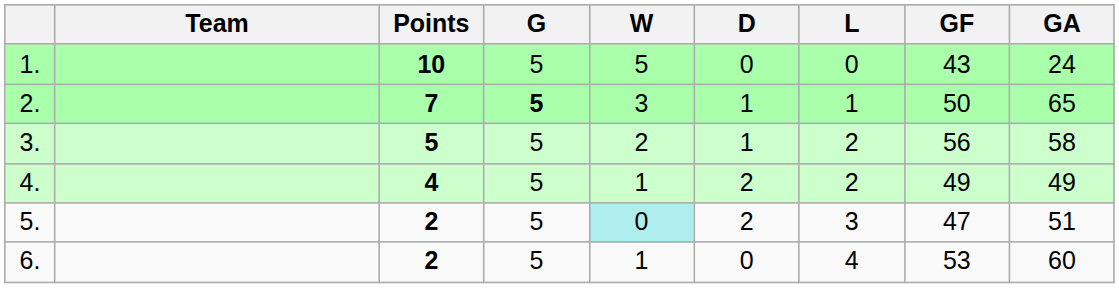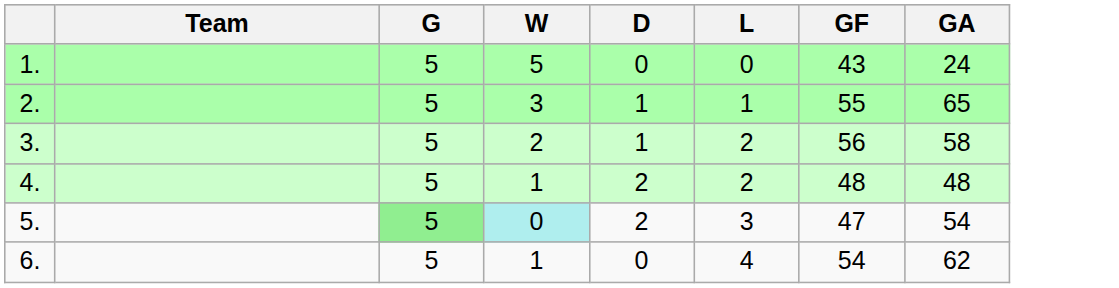- column: (431, 24)
(536, 103) bold -> (431, 103) normal
(957, 103) 50 -> (852, 103) 55
(957, 182) 49 -> (852, 182) 48
(1062, 182) 49 -> (957, 182) 48
(536, 222) no background -> (431, 222) lightgreen background
(1062, 222) 51 -> (957, 222) 54
(957, 261) 53 -> (852, 261) 54
(1062, 261) 60 -> (957, 261) 62
